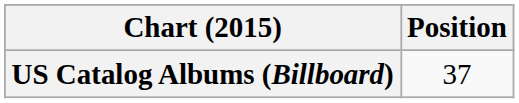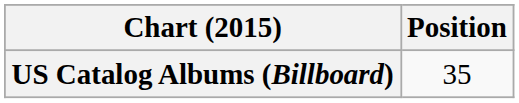(457, 73) 37 -> (457, 73) 35
